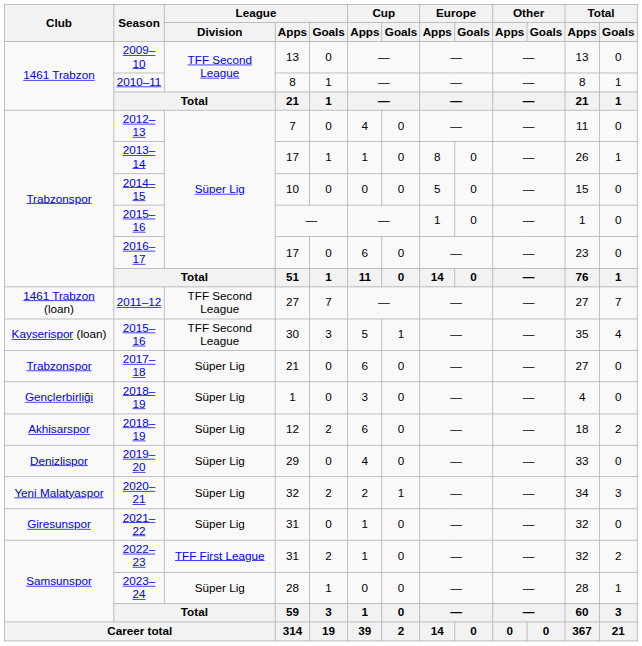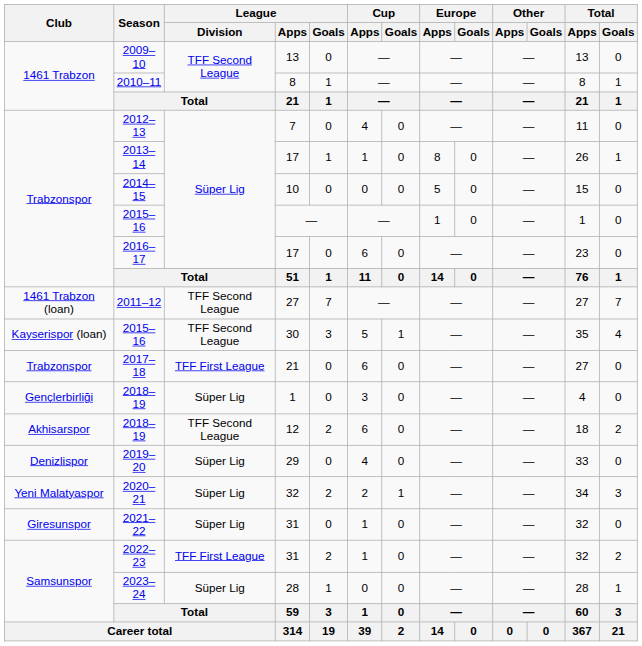(220, 366) Süper Lig -> (220, 366) TFF First League
(220, 429) Süper Lig -> (220, 429) TFF Second League
